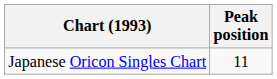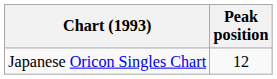(241, 61) 11 -> (241, 61) 12
